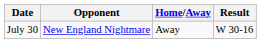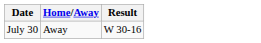- column: (97, 13)
